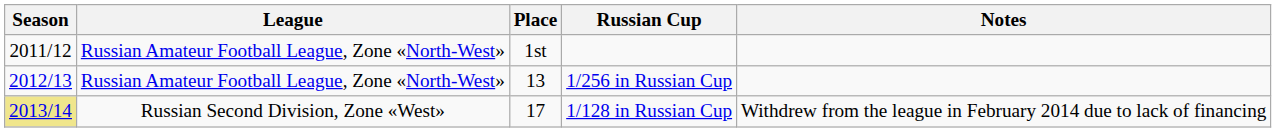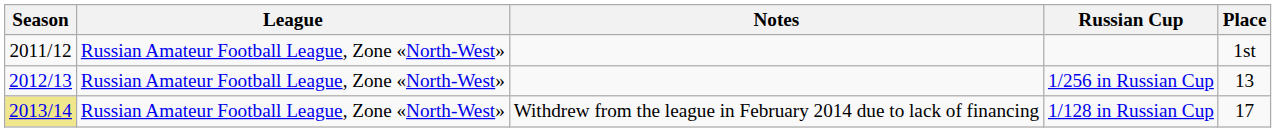columns swapped: (535, 19) <-> (1004, 19)
(293, 111) Russian Second Division, Zone «West» -> (293, 111) Russian Amateur Football League, Zone «North-West»
